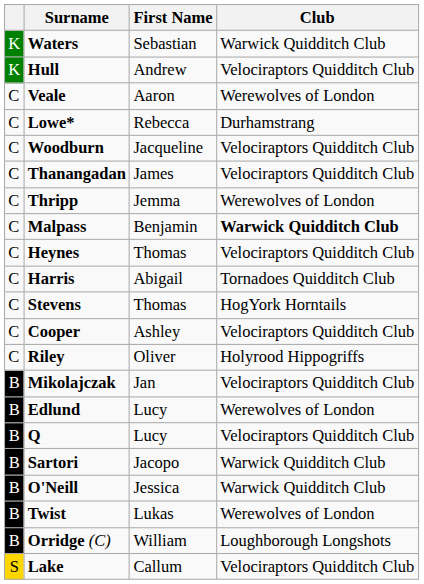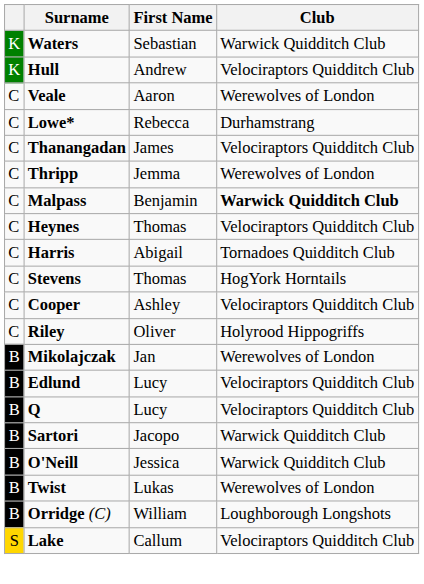- row: (66, 148)
(317, 383) Velociraptors Quidditch Club -> (297, 357) Werewolves of London
(297, 409) Werewolves of London -> (317, 383) Velociraptors Quidditch Club
